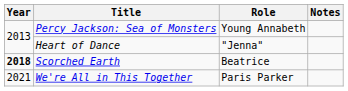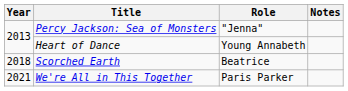(263, 29) Young Annabeth -> (242, 29) "Jenna"
(242, 45) "Jenna" -> (263, 45) Young Annabeth
(19, 61) bold -> (19, 61) normal
